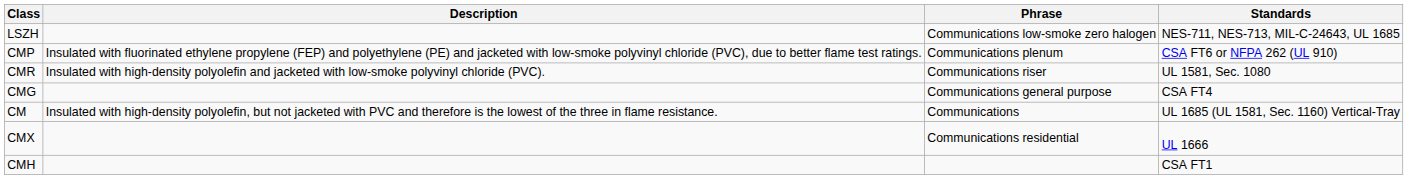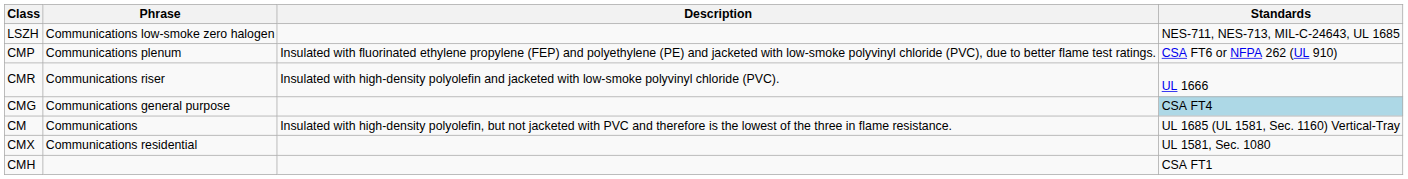columns swapped: (1042, 14) <-> (484, 14)
(1216, 72) UL 1581, Sec. 1080 -> (1185, 86) UL 1666
(1187, 92) no background -> (1187, 106) lightblue background
(1185, 145) UL 1666 -> (1216, 145) UL 1581, Sec. 1080
